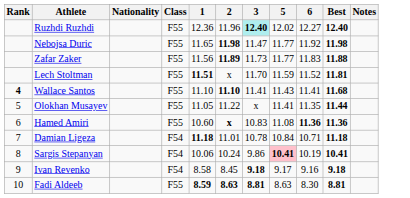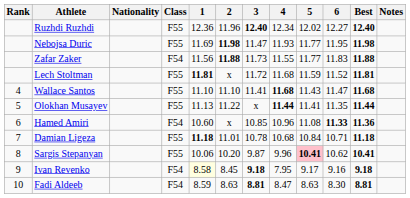+ column: (283, 12)
(256, 28) paleturquoise background -> (256, 28) no background
(202, 43) 11.65 -> (202, 43) 11.69
(310, 43) 11.92 -> (337, 43) 11.95
(175, 59) F55 -> (175, 59) F54
(229, 59) 11.89 -> (229, 59) 11.88
(202, 75) 11.51 -> (202, 75) 11.81
(256, 75) 11.70 -> (256, 75) 11.72
(18, 91) bold -> (18, 91) normal
(229, 91) bold -> (229, 91) normal
(310, 91) 11.41 -> (337, 91) 11.47
(202, 106) 11.05 -> (202, 106) 11.13
(175, 122) F55 -> (175, 122) F54
(229, 122) bold -> (229, 122) normal
(256, 122) 10.83 -> (256, 122) 10.85
(310, 122) 11.36 -> (337, 122) 11.33
(175, 138) F54 -> (175, 138) F55
(175, 153) F54 -> (175, 153) F55
(229, 153) 10.24 -> (229, 153) 10.20
(256, 153) 9.86 -> (256, 153) 9.87
(310, 153) 10.19 -> (337, 153) 10.62
(202, 169) no background -> (202, 169) lightyellow background
(175, 185) F55 -> (175, 185) F54
(202, 185) bold -> (202, 185) normal
(229, 185) bold -> (229, 185) normal
